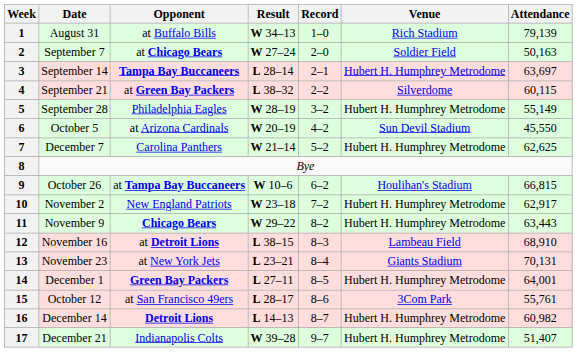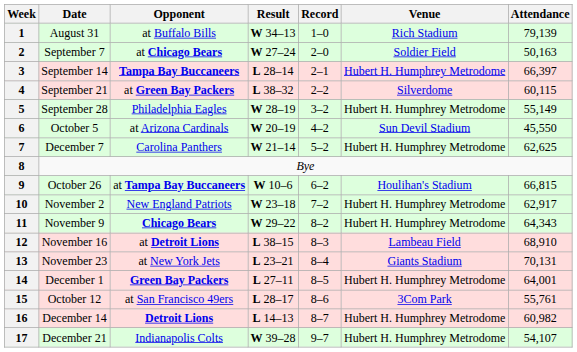(540, 71) 63,697 -> (540, 71) 66,397
(540, 223) 63,443 -> (540, 223) 64,343
(540, 337) 51,407 -> (540, 337) 54,107
